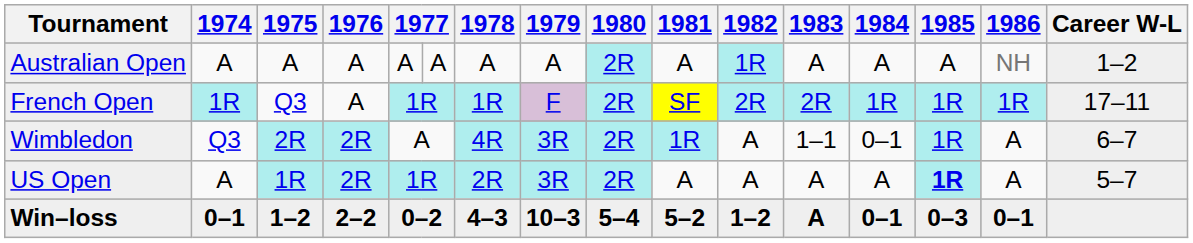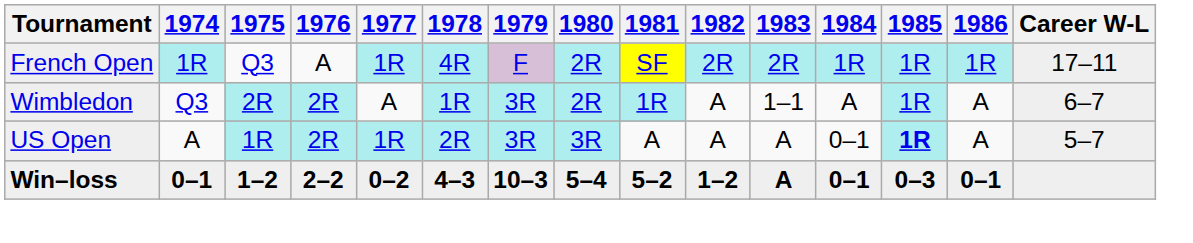- row: (98, 62)
(487, 101) 1R -> (455, 62) 4R
(487, 140) 4R -> (455, 101) 1R
(882, 140) 0–1 -> (849, 101) A
(619, 179) 2R -> (586, 140) 3R
(882, 179) A -> (849, 140) 0–1
